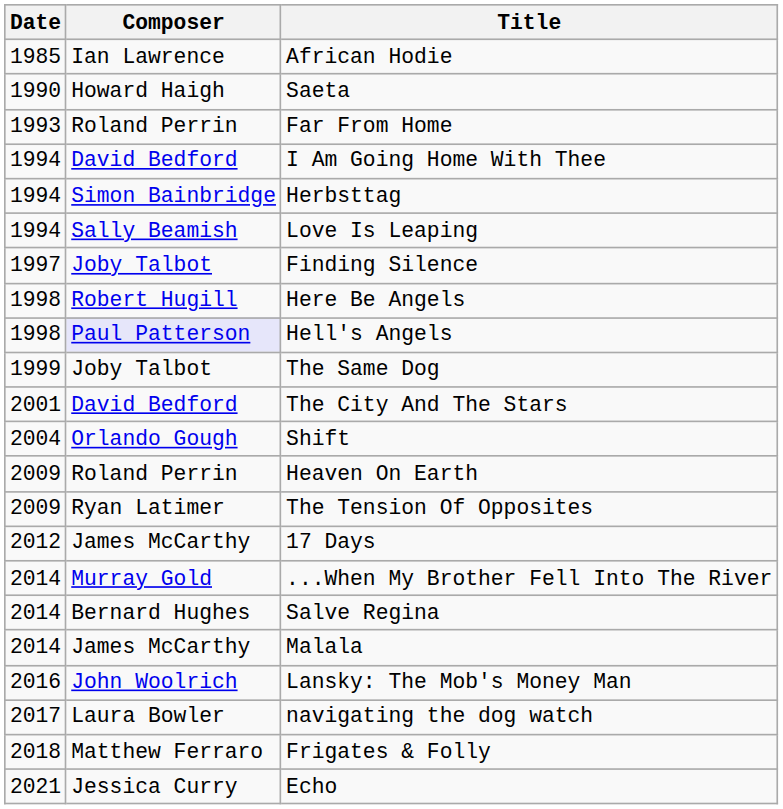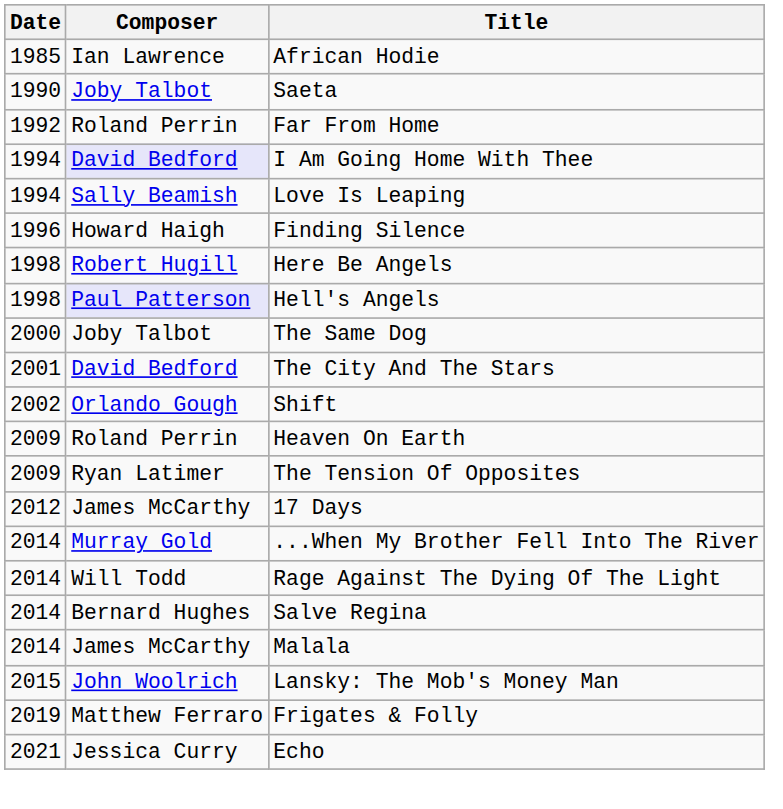(148, 92) Howard Haigh -> (142, 92) Joby Talbot
(35, 126) 1993 -> (35, 126) 1992
(154, 161) no background -> (154, 161) lavender background
- row: (344, 196)
(35, 265) 1997 -> (35, 231) 1996
(142, 265) Joby Talbot -> (148, 231) Howard Haigh
(35, 370) 1999 -> (35, 335) 2000
(35, 439) 2004 -> (35, 404) 2002
+ row: (497, 578)
(35, 682) 2016 -> (35, 682) 2015
- row: (440, 717)
(35, 752) 2018 -> (35, 717) 2019
